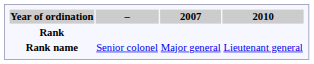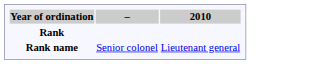- column: (191, 16)
